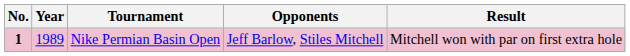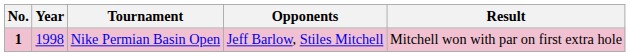(50, 40) 1989 -> (50, 40) 1998
